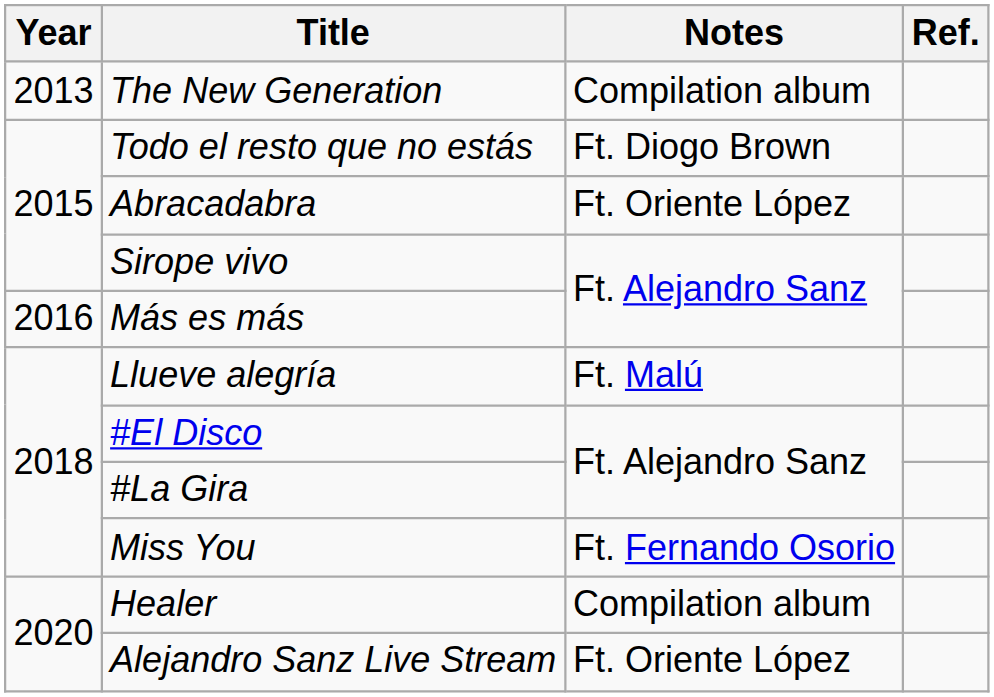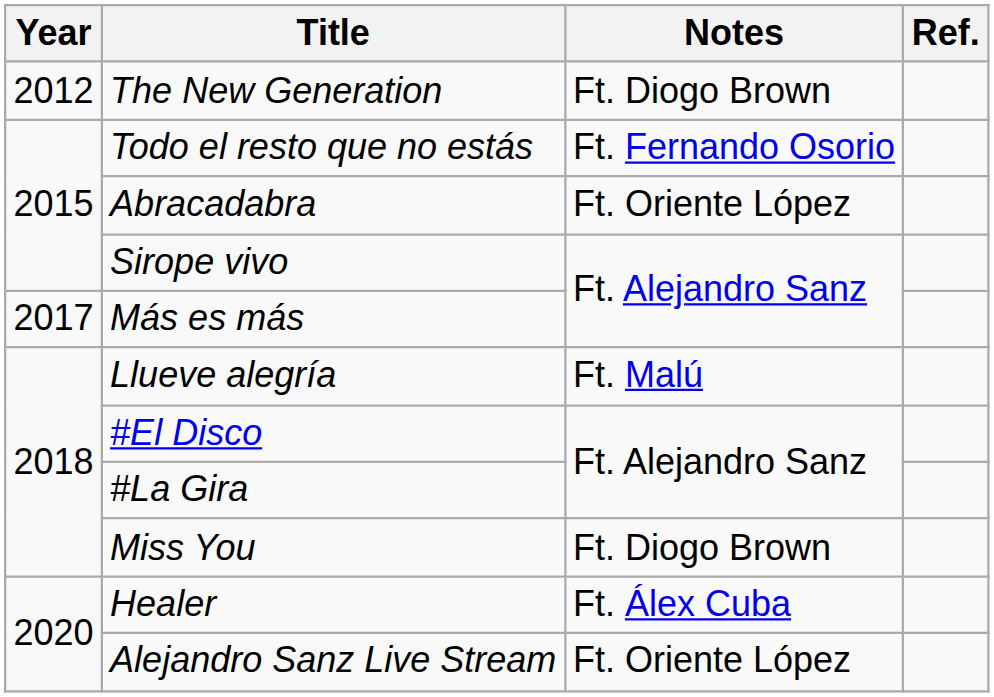(53, 90) 2013 -> (53, 90) 2012
(722, 90) Compilation album -> (702, 90) Ft. Diogo Brown
(702, 147) Ft. Diogo Brown -> (734, 147) Ft. Fernando Osorio
(53, 318) 2016 -> (53, 318) 2017
(734, 546) Ft. Fernando Osorio -> (702, 546) Ft. Diogo Brown
(722, 603) Compilation album -> (682, 603) Ft. Álex Cuba
